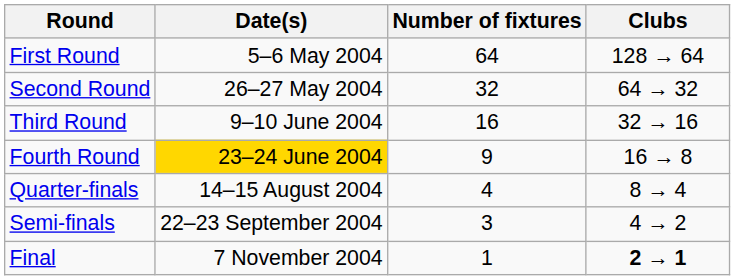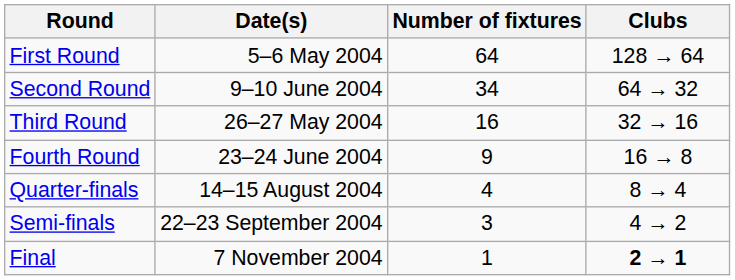(303, 88) 26–27 May 2004 -> (306, 88) 9–10 June 2004
(487, 88) 32 -> (487, 88) 34
(306, 122) 9–10 June 2004 -> (303, 122) 26–27 May 2004
(300, 156) gold background -> (300, 156) no background
